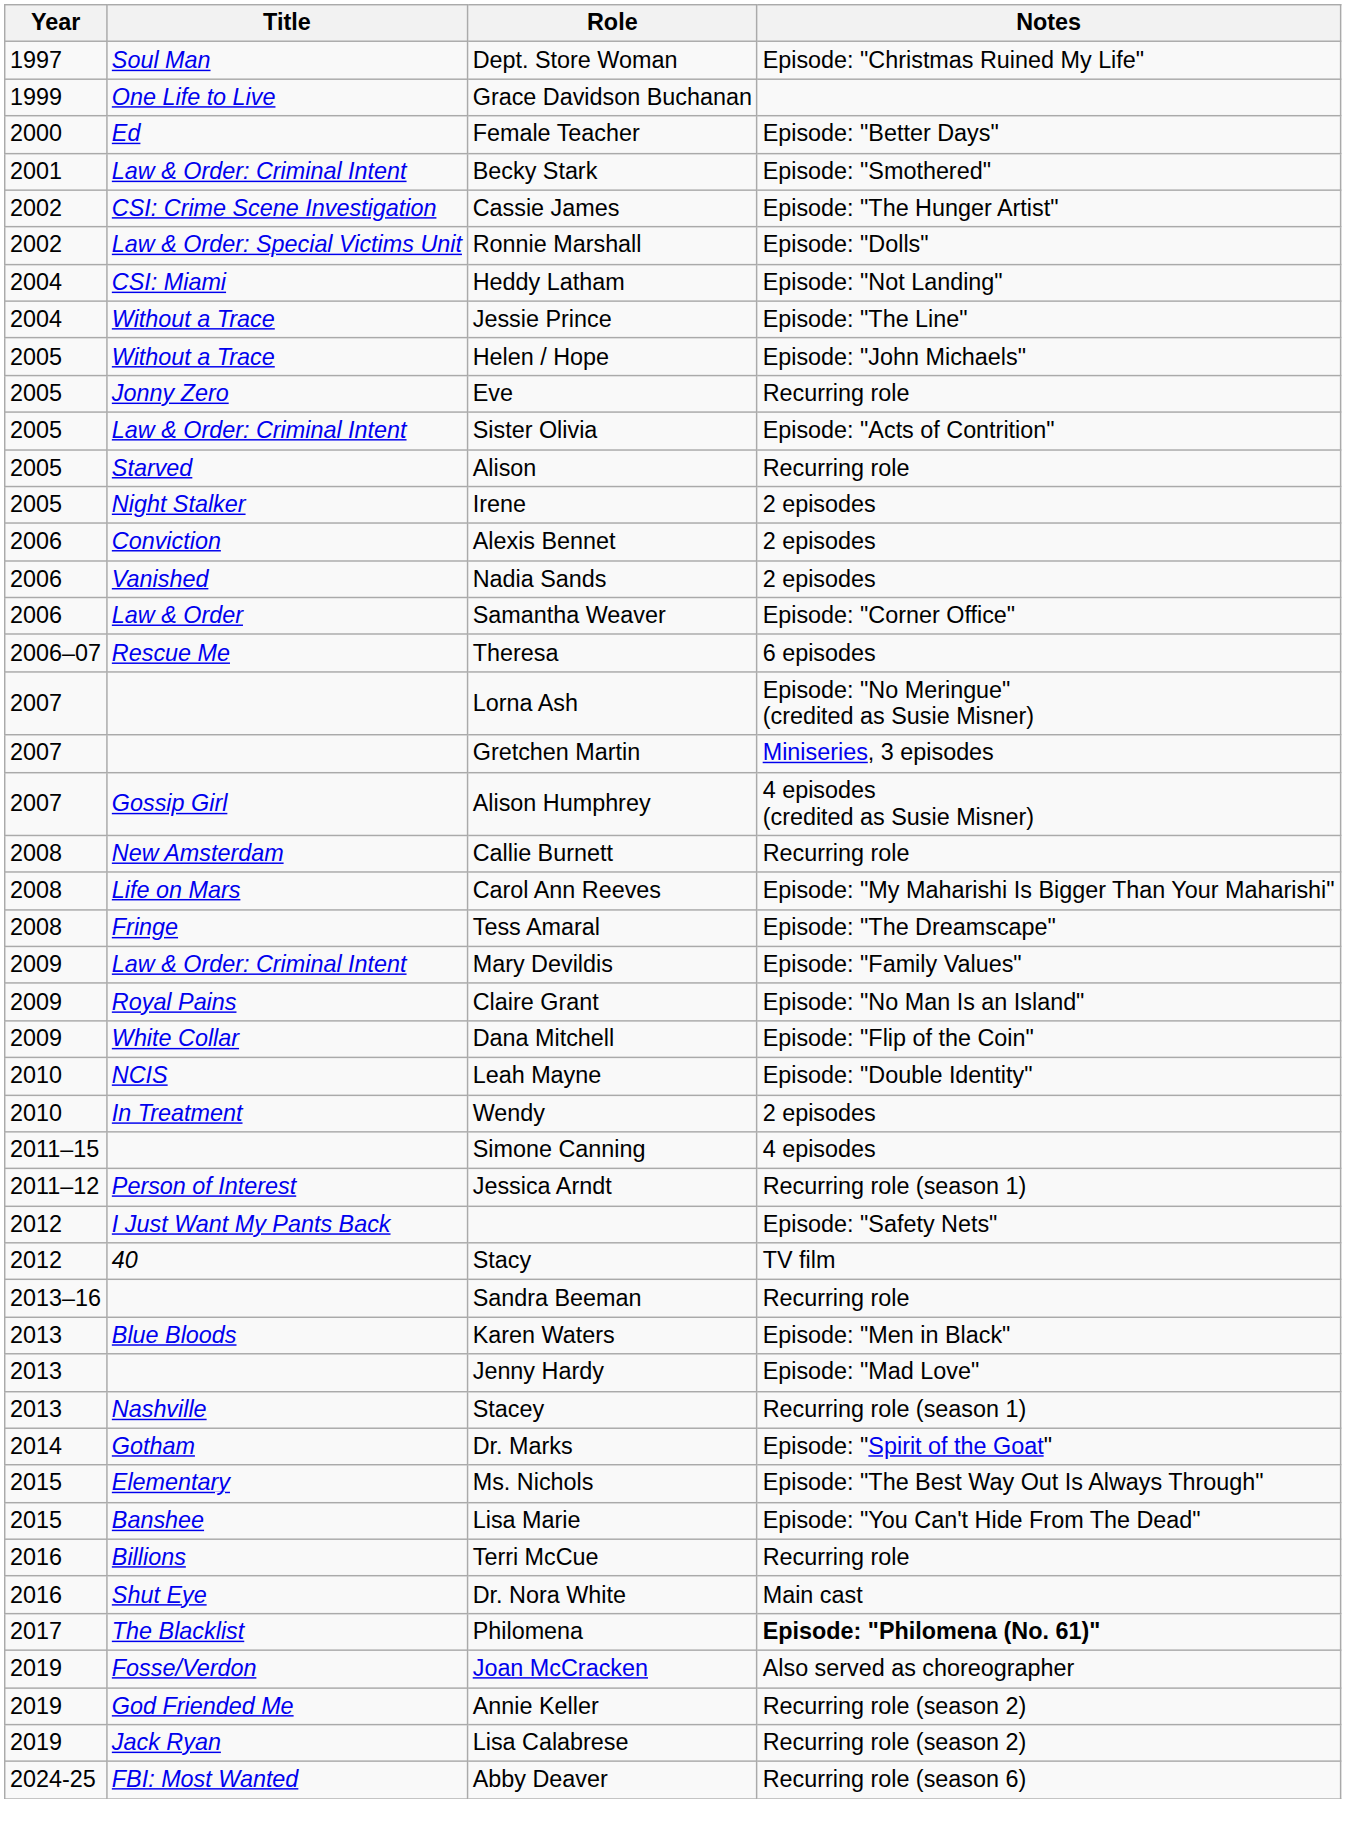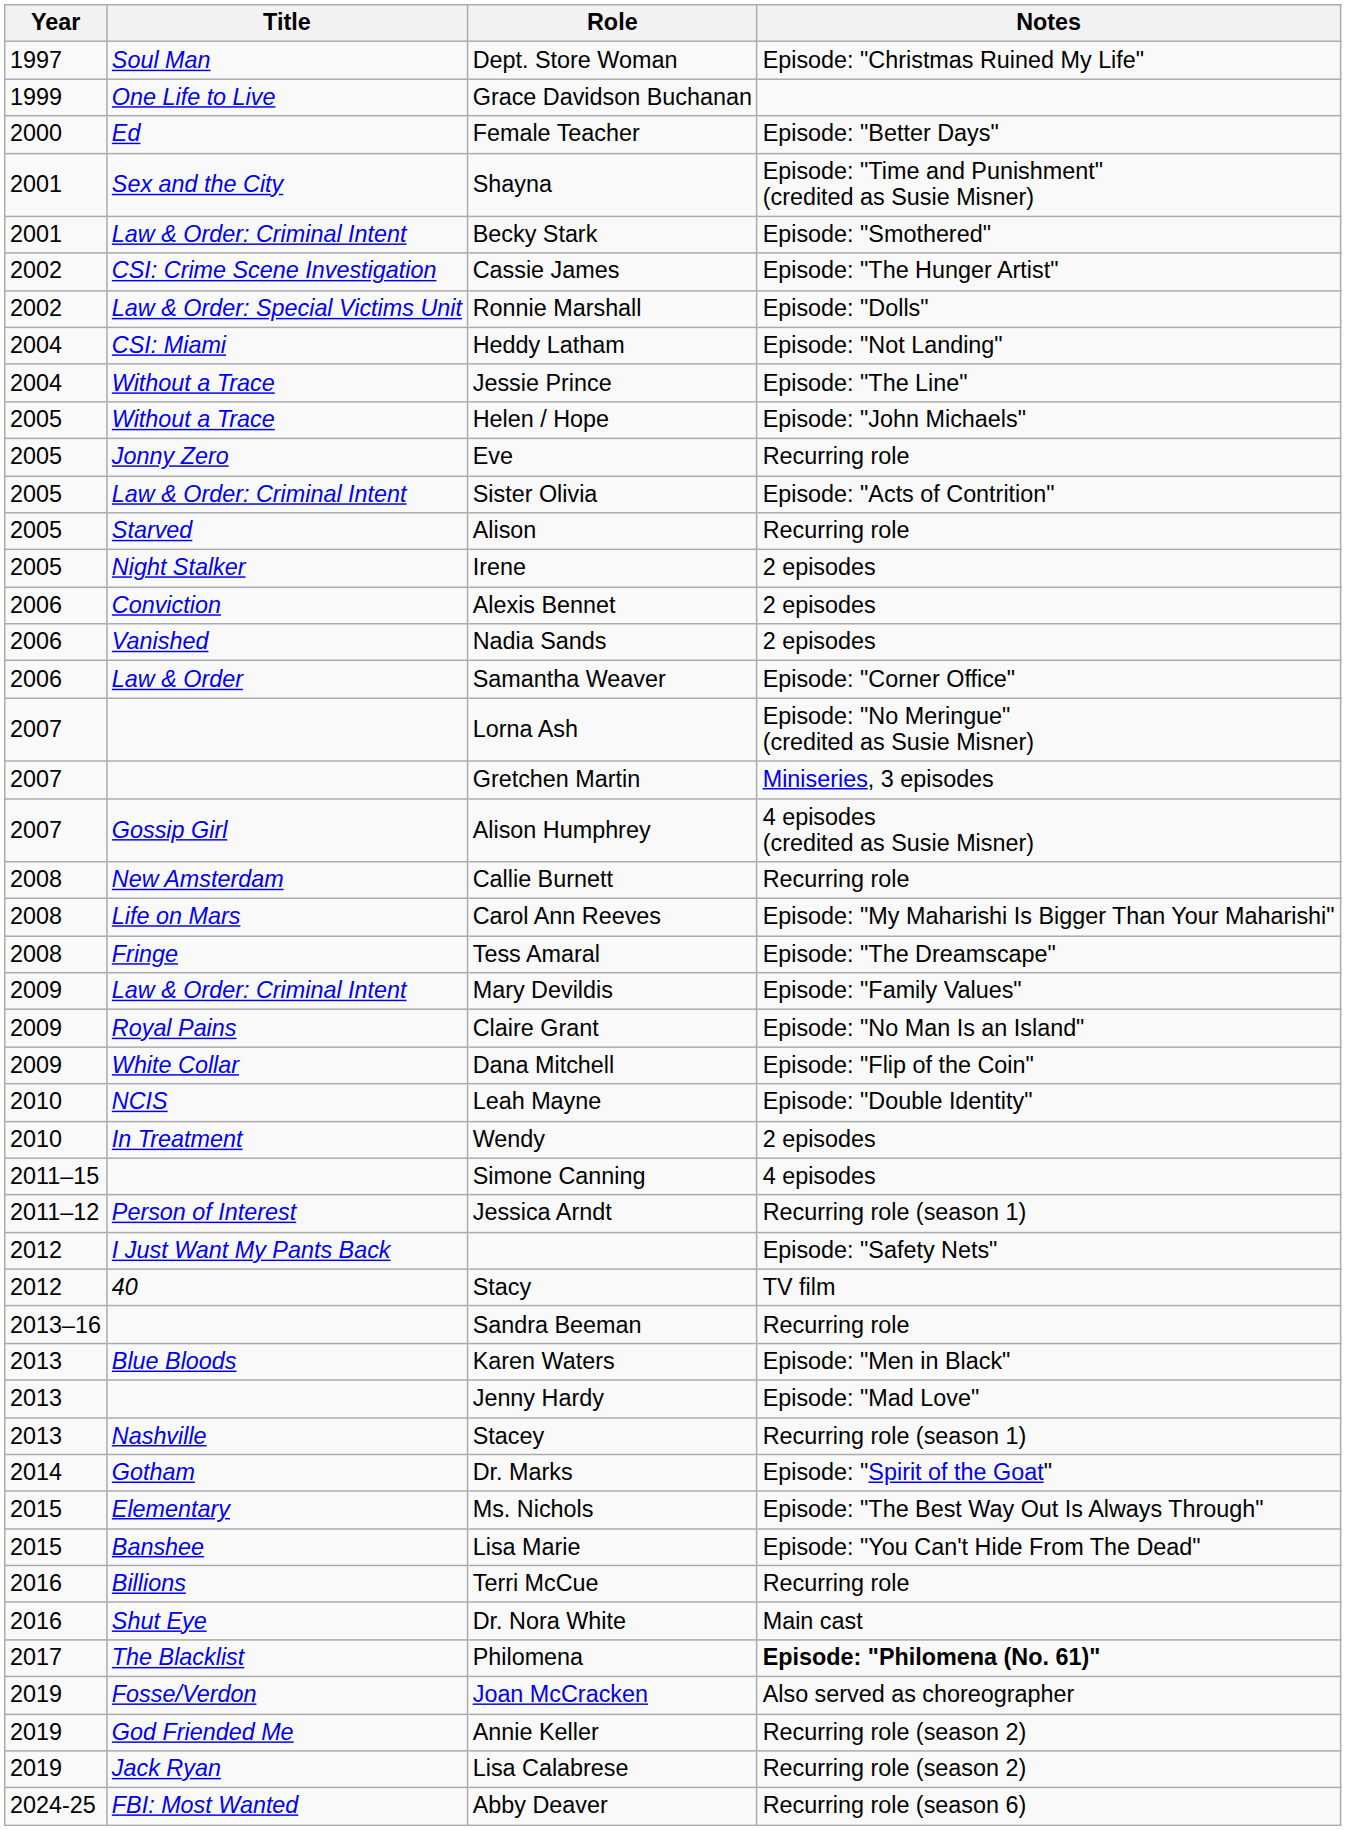+ row: (512, 184)
- row: (516, 652)
